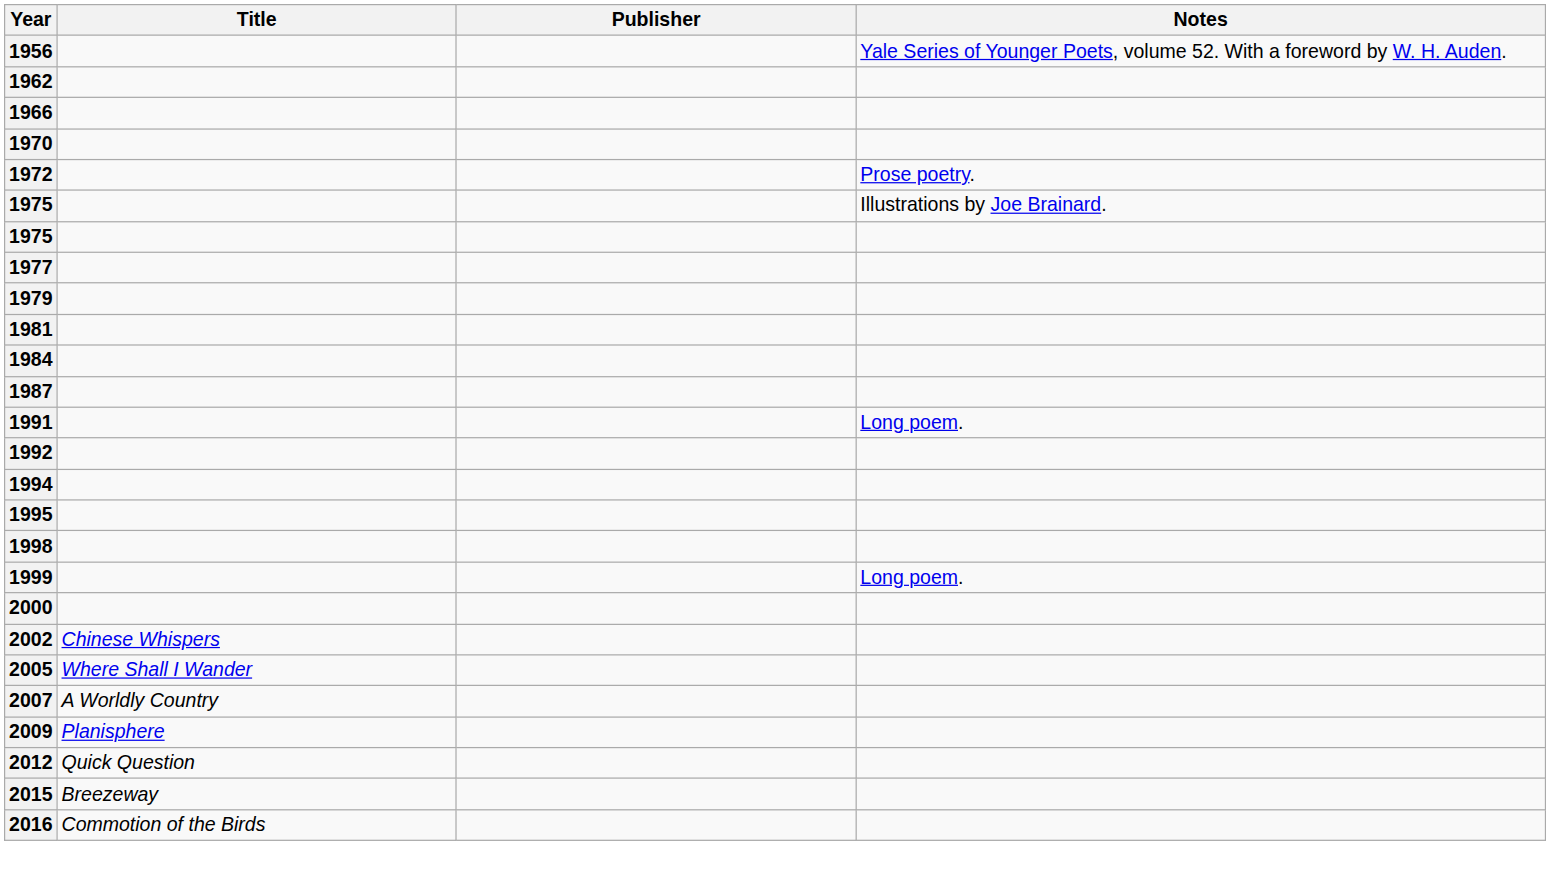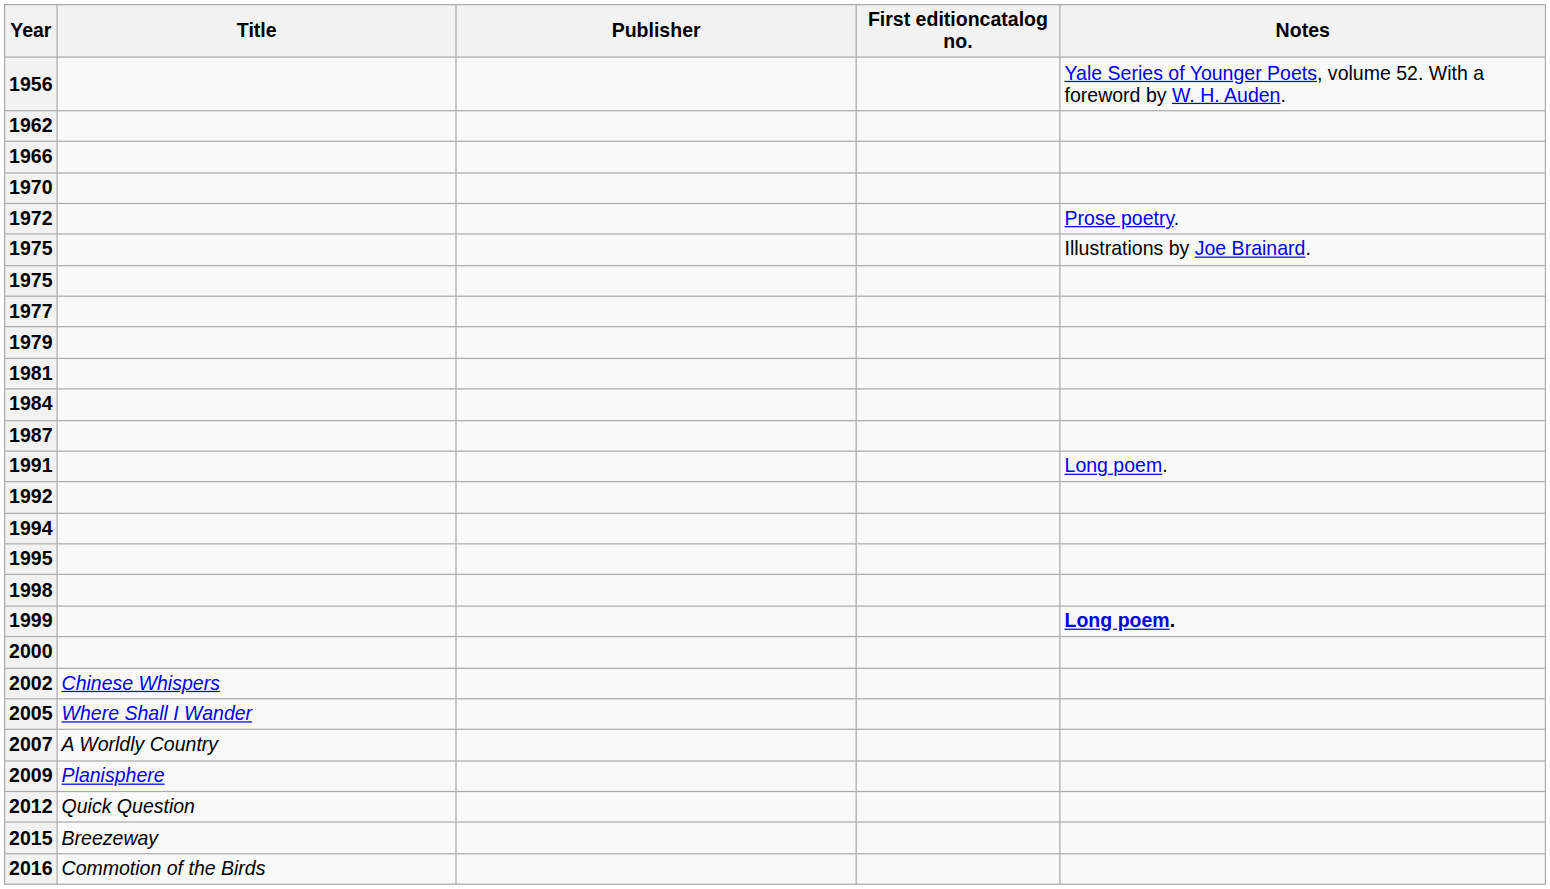+ column: (958, 30)
(912, 577) normal -> (1120, 621) bold
